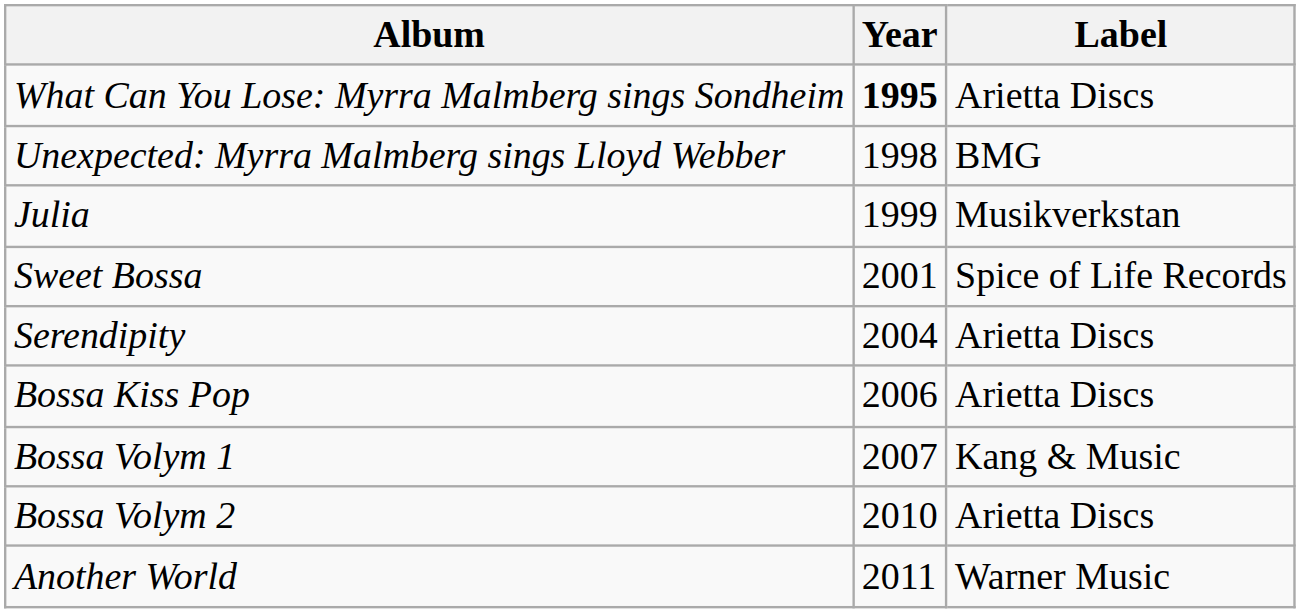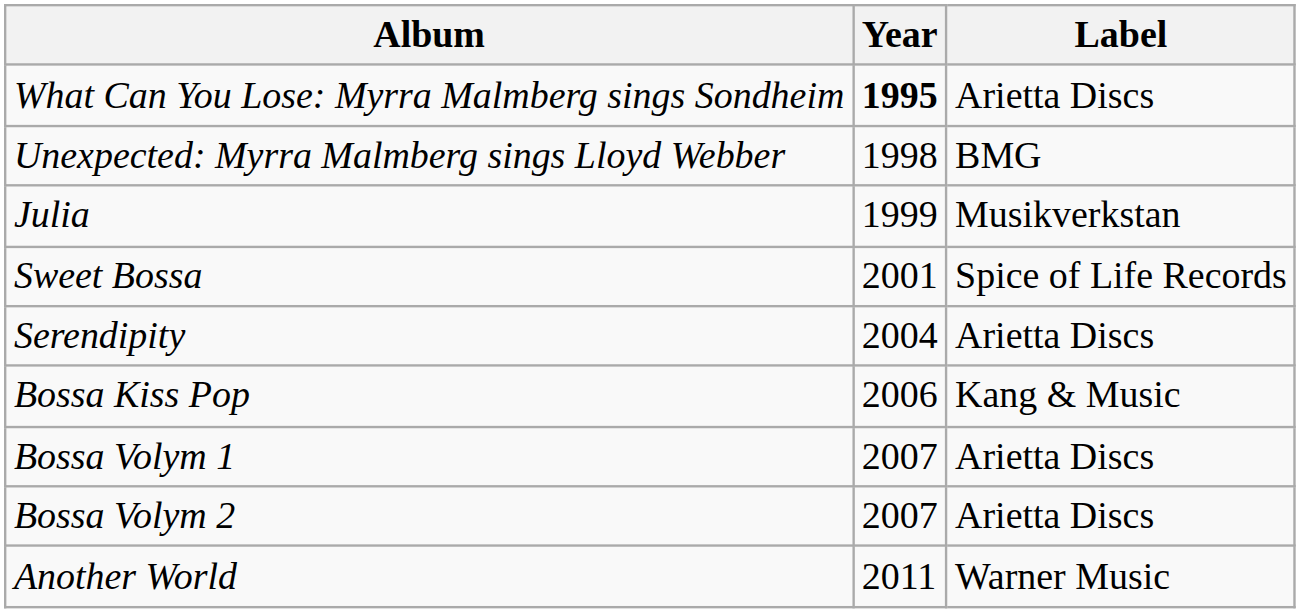(1055, 395) Arietta Discs -> (1068, 395) Kang & Music
(1068, 455) Kang & Music -> (1055, 455) Arietta Discs
(900, 515) 2010 -> (900, 515) 2007
